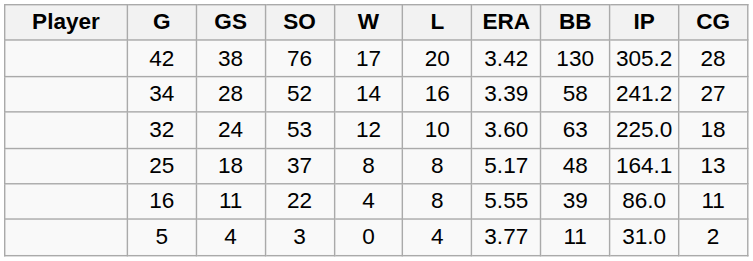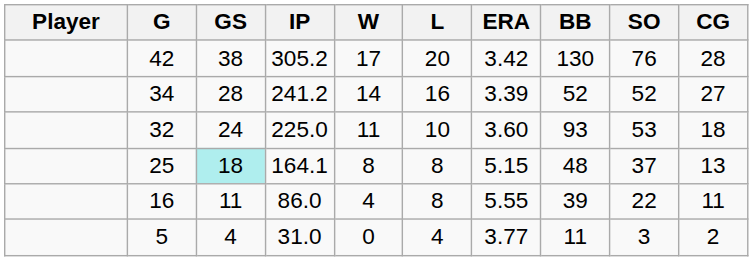columns swapped: (644, 22) <-> (300, 22)
(575, 93) 58 -> (575, 93) 52
(368, 129) 12 -> (368, 129) 11
(575, 129) 63 -> (575, 129) 93
(231, 165) no background -> (231, 165) paleturquoise background
(506, 165) 5.17 -> (506, 165) 5.15
